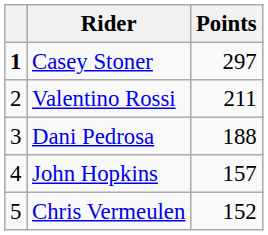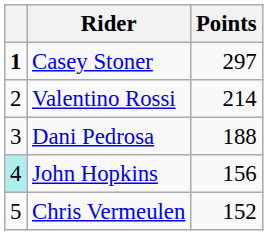(240, 98) 211 -> (240, 98) 214
(16, 173) no background -> (16, 173) paleturquoise background
(240, 173) 157 -> (240, 173) 156
